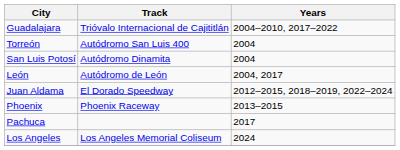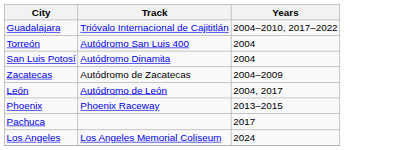+ row: (29, 75)
- row: (35, 91)
